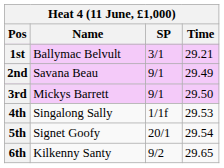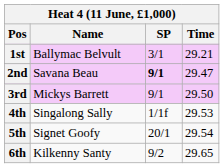(156, 73) normal -> (156, 73) bold
(199, 73) 29.49 -> (199, 73) 29.47
